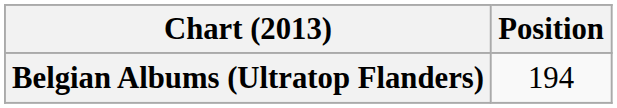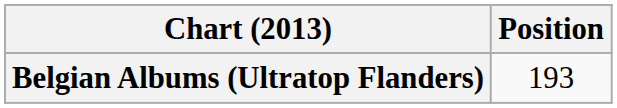(551, 77) 194 -> (551, 77) 193
